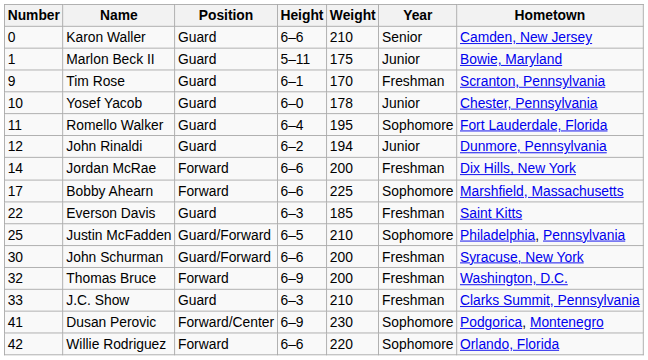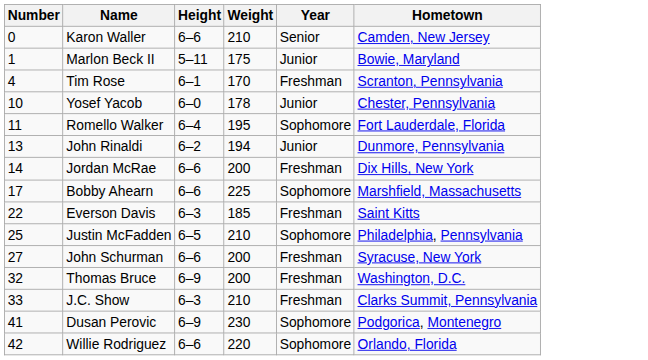- column: (226, 16)
(12, 81) 9 -> (12, 81) 4
(15, 147) 12 -> (15, 147) 13
(15, 256) 30 -> (15, 256) 27
